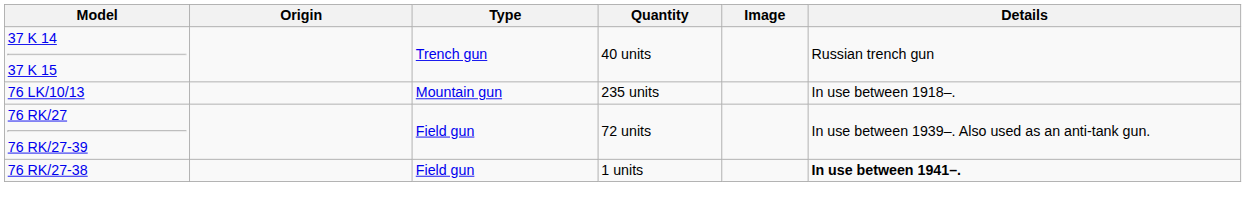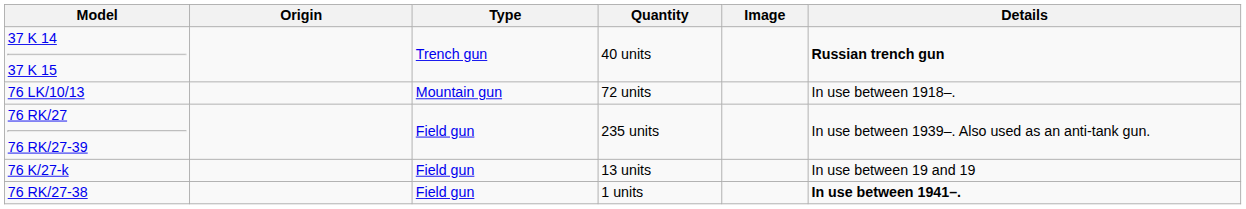(873, 54) normal -> (878, 54) bold
(630, 92) 235 units -> (626, 92) 72 units
(626, 131) 72 units -> (630, 131) 235 units
+ row: (38, 170)
